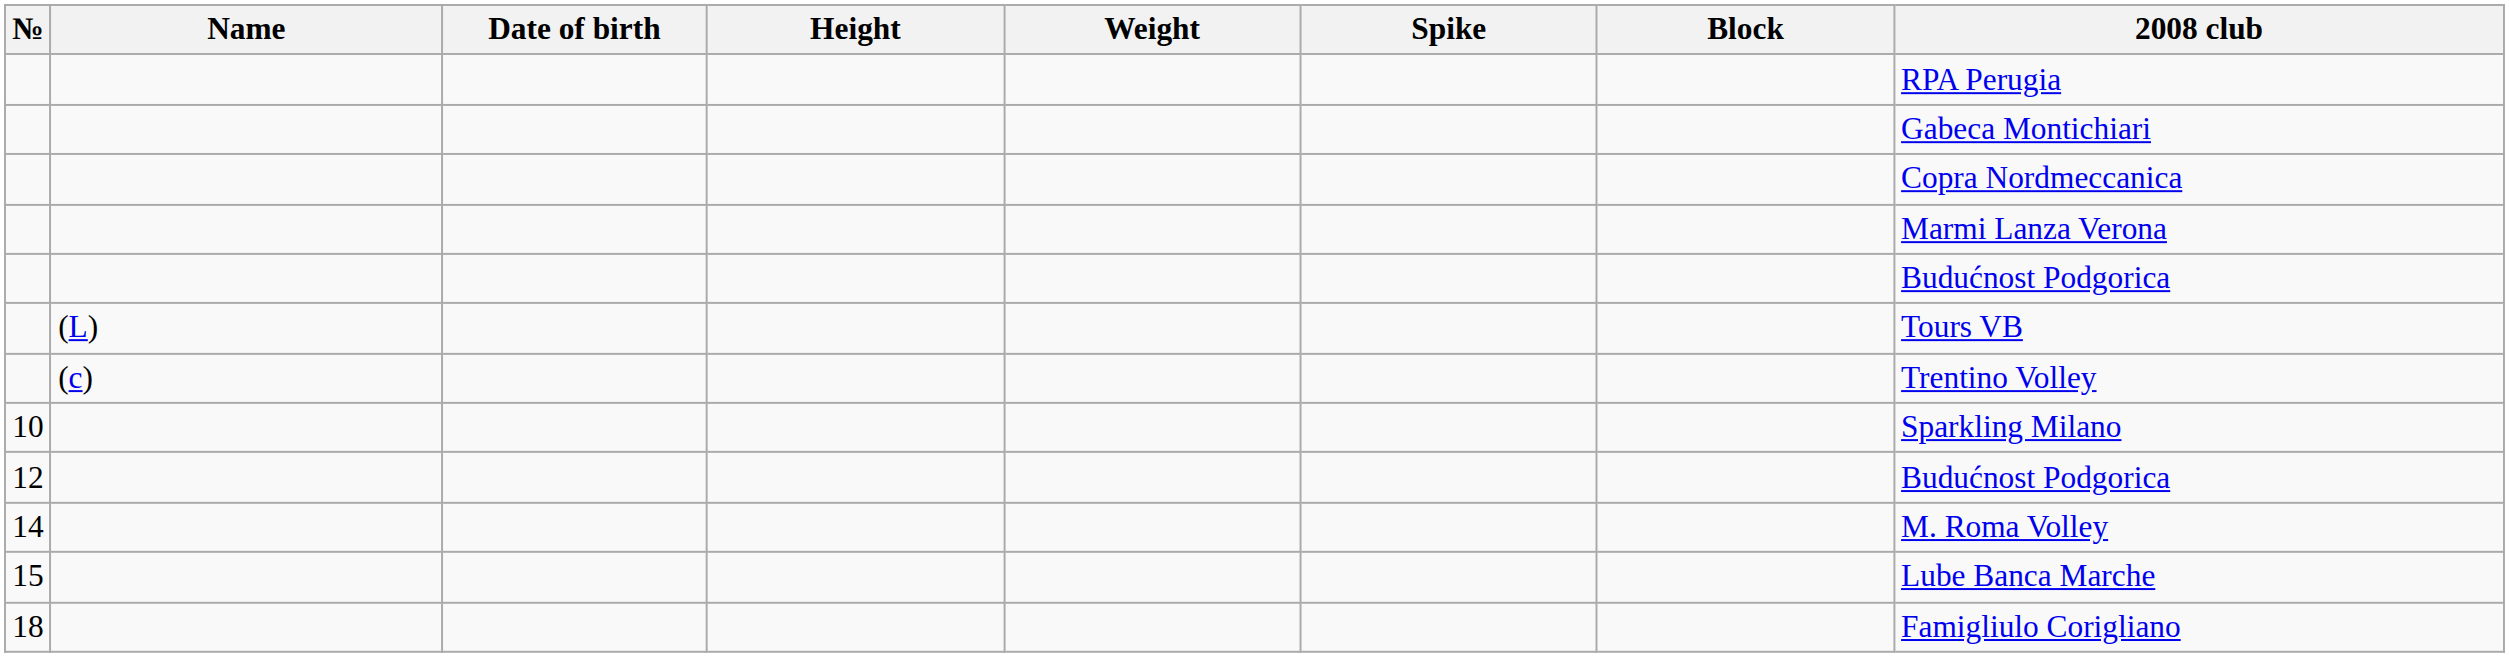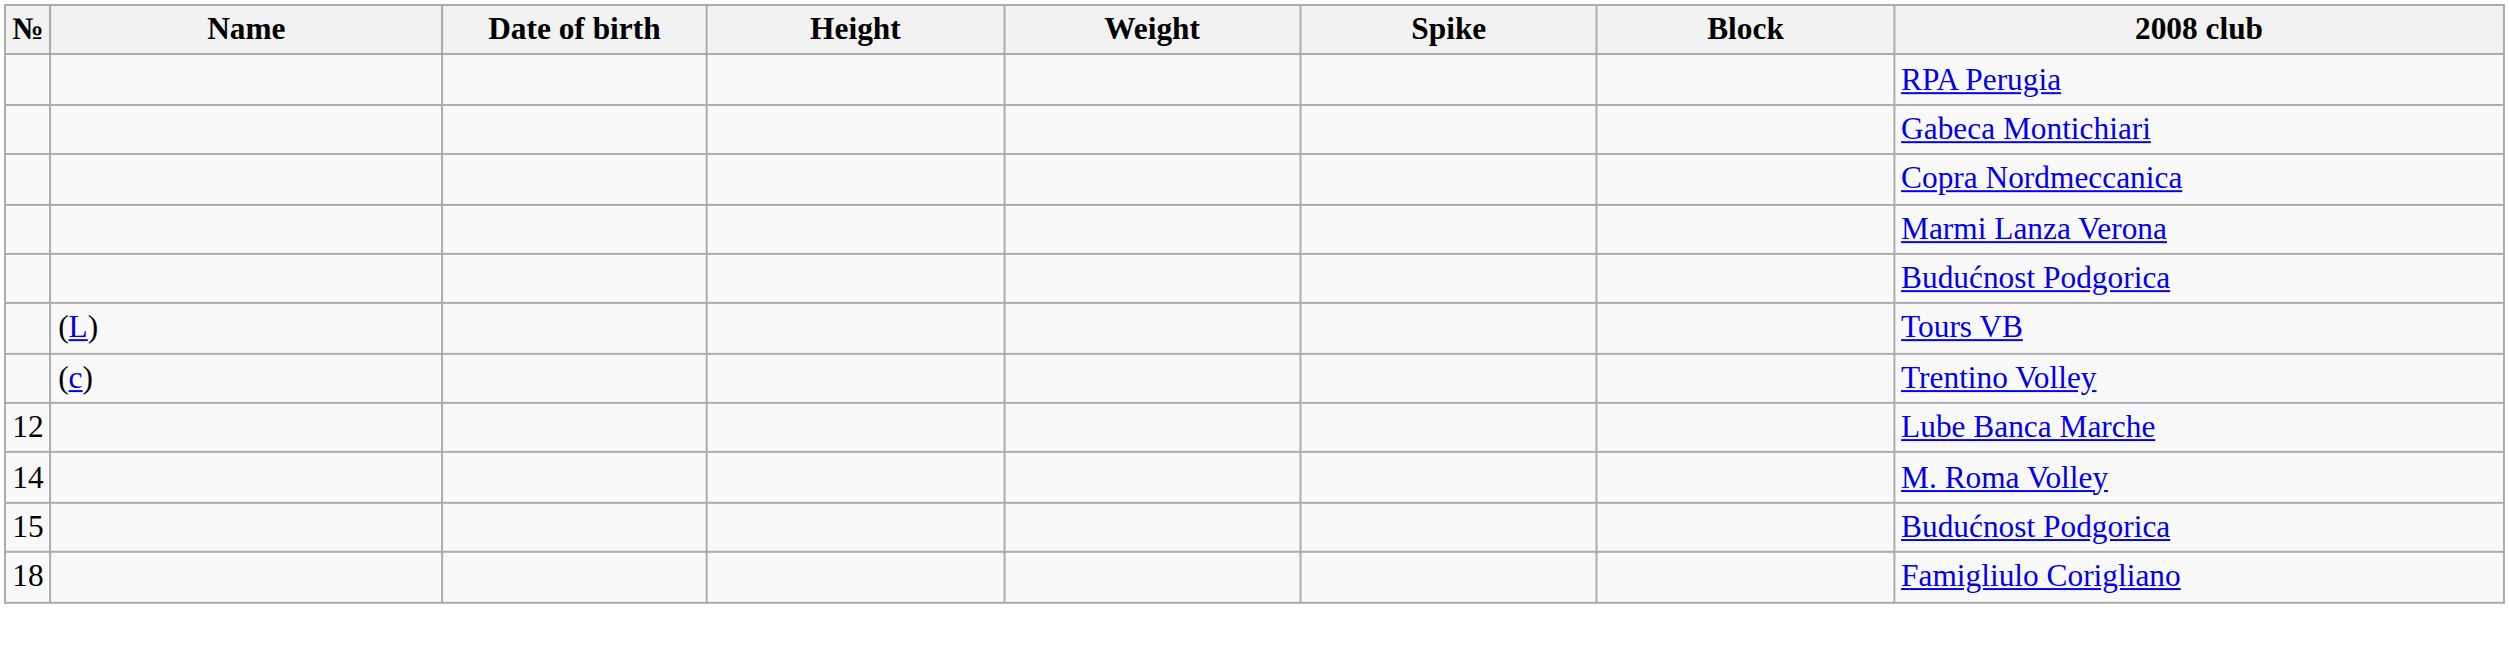- row: (28, 427)
(2036, 476) Budućnost Podgorica -> (2028, 427) Lube Banca Marche
(2028, 576) Lube Banca Marche -> (2036, 526) Budućnost Podgorica
